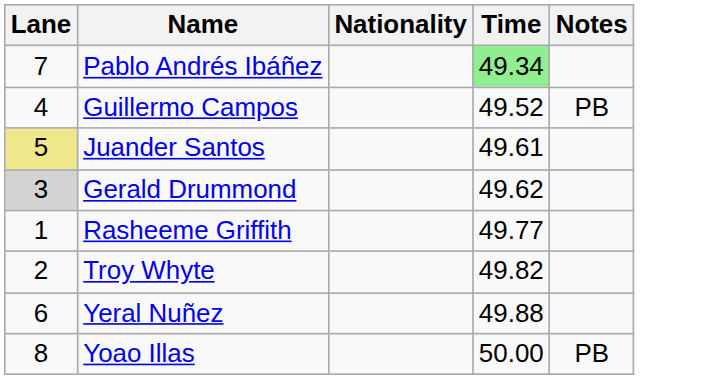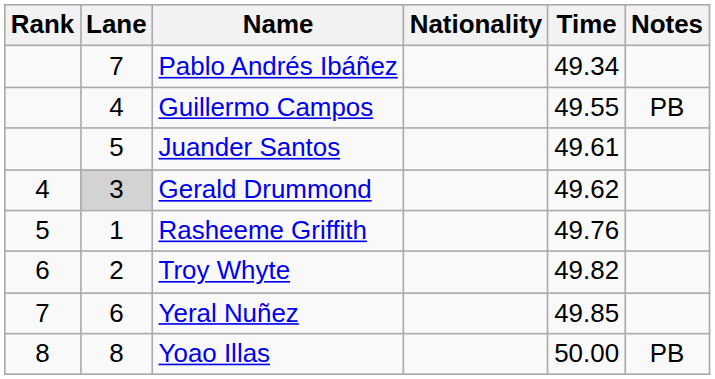+ column: (42, 25)
(511, 66) lightgreen background -> (587, 66) no background
(511, 107) 49.52 -> (587, 107) 49.55
(41, 148) khaki background -> (116, 148) no background
(511, 230) 49.77 -> (587, 230) 49.76
(511, 312) 49.88 -> (587, 312) 49.85
